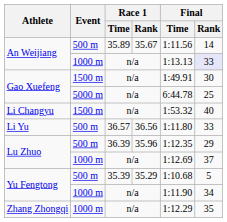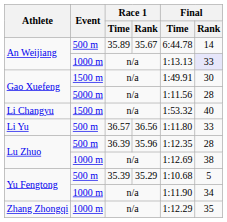(177, 45) 1:11.56 -> (177, 45) 6:44.78
(177, 95) 6:44.78 -> (177, 95) 1:11.56
(209, 95) 25 -> (209, 95) 28
(209, 144) 29 -> (209, 144) 28
(209, 160) 37 -> (209, 160) 38
